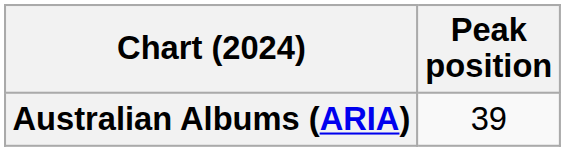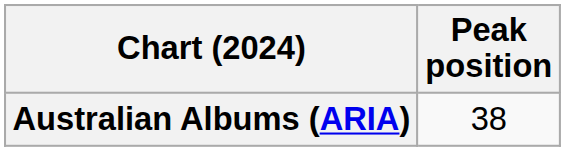(489, 118) 39 -> (489, 118) 38
